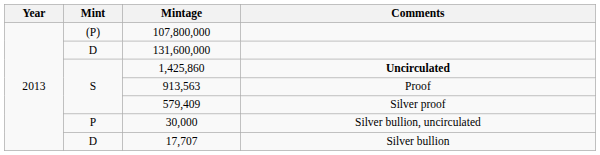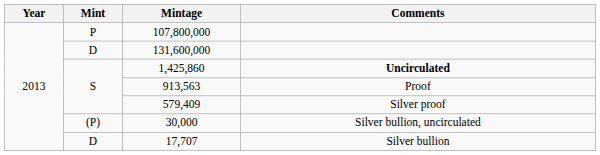(93, 31) (P) -> (93, 31) P
(93, 123) P -> (93, 123) (P)
